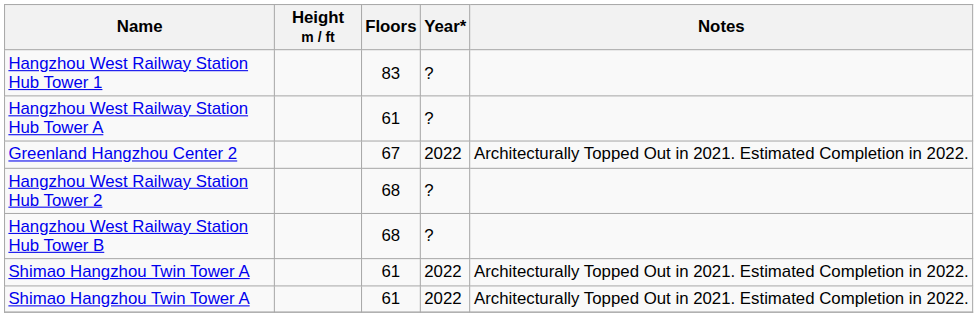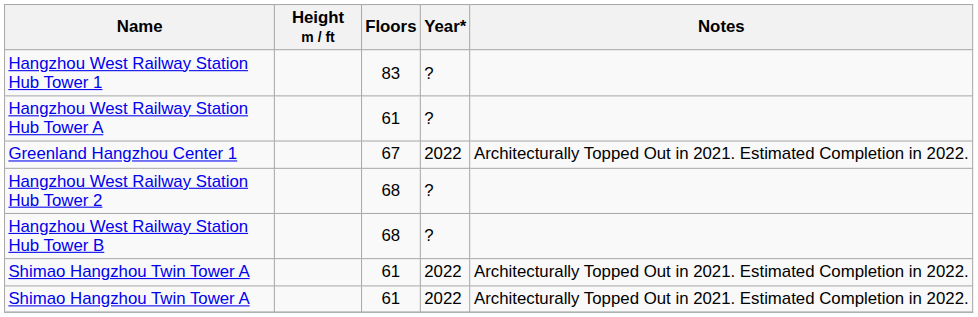+ row: (123, 154)
- row: (123, 154)
